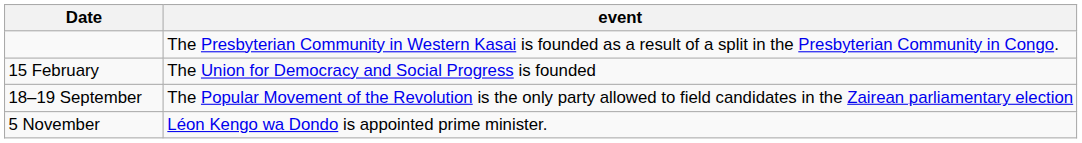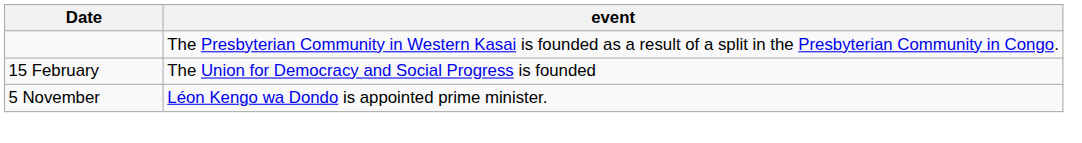- row: (75, 97)
